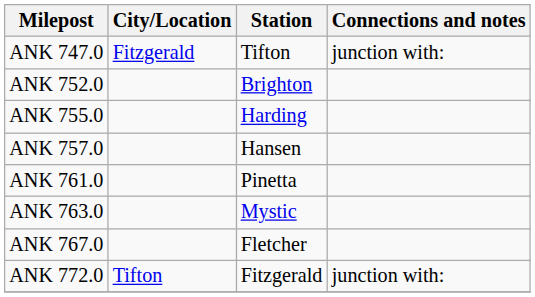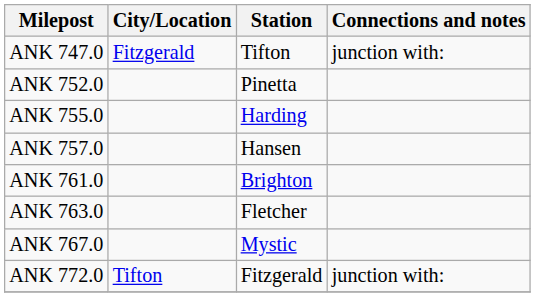(277, 84) Brighton -> (269, 84) Pinetta
(269, 180) Pinetta -> (277, 180) Brighton
(269, 212) Mystic -> (274, 212) Fletcher
(274, 244) Fletcher -> (269, 244) Mystic
